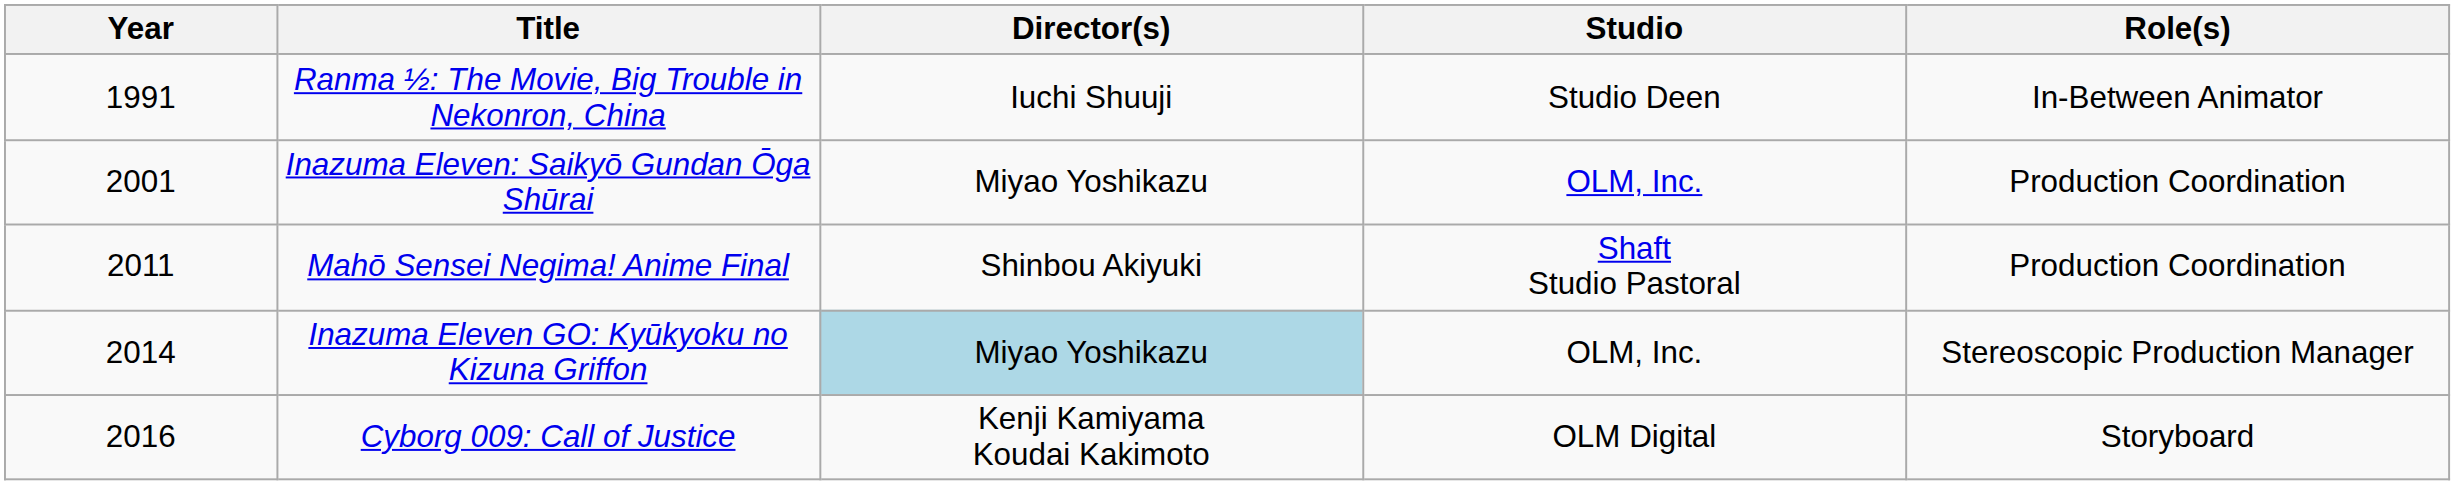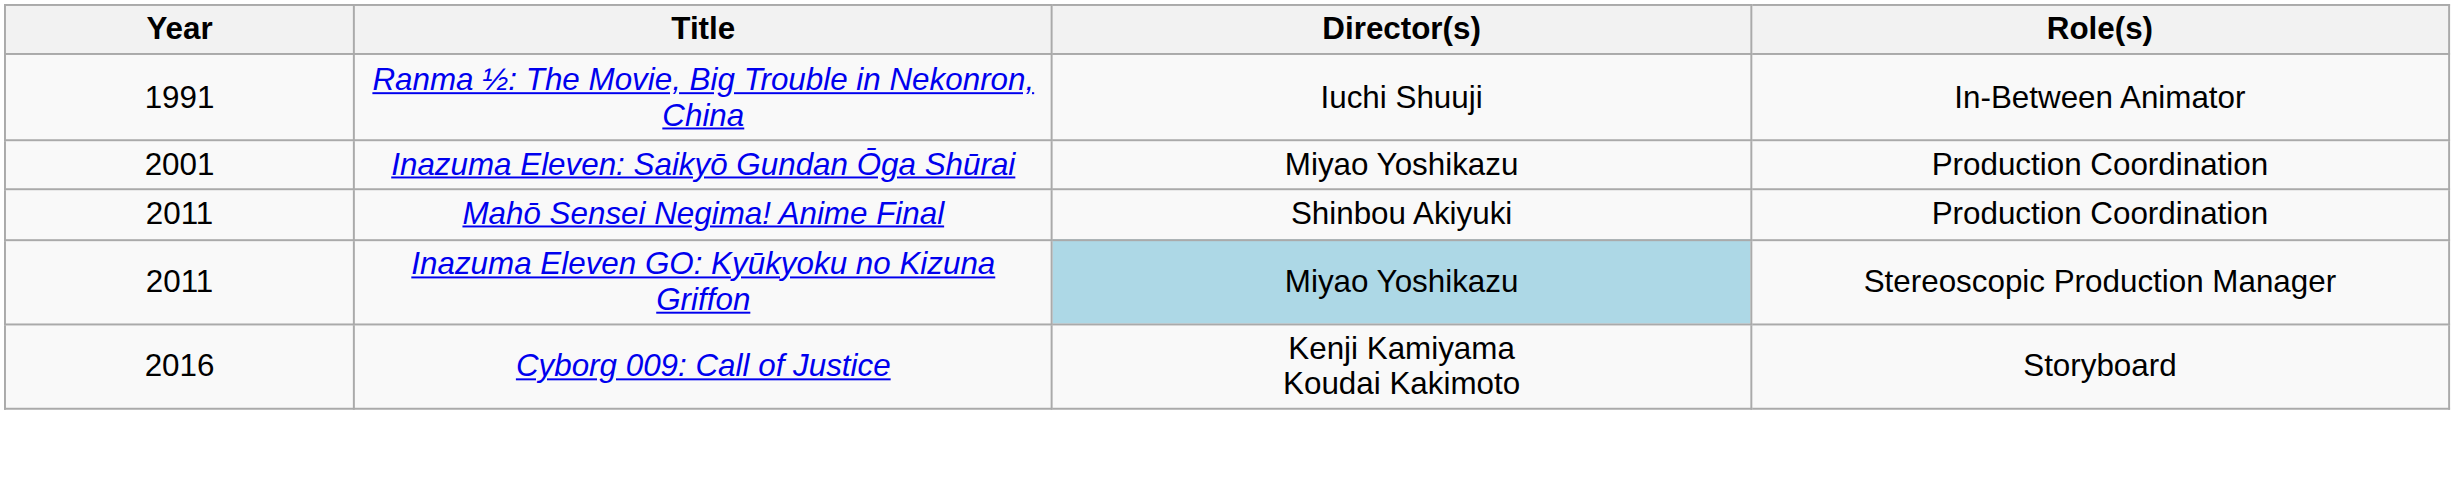- column: (1634, 29)
(141, 351) 2014 -> (180, 281) 2011
